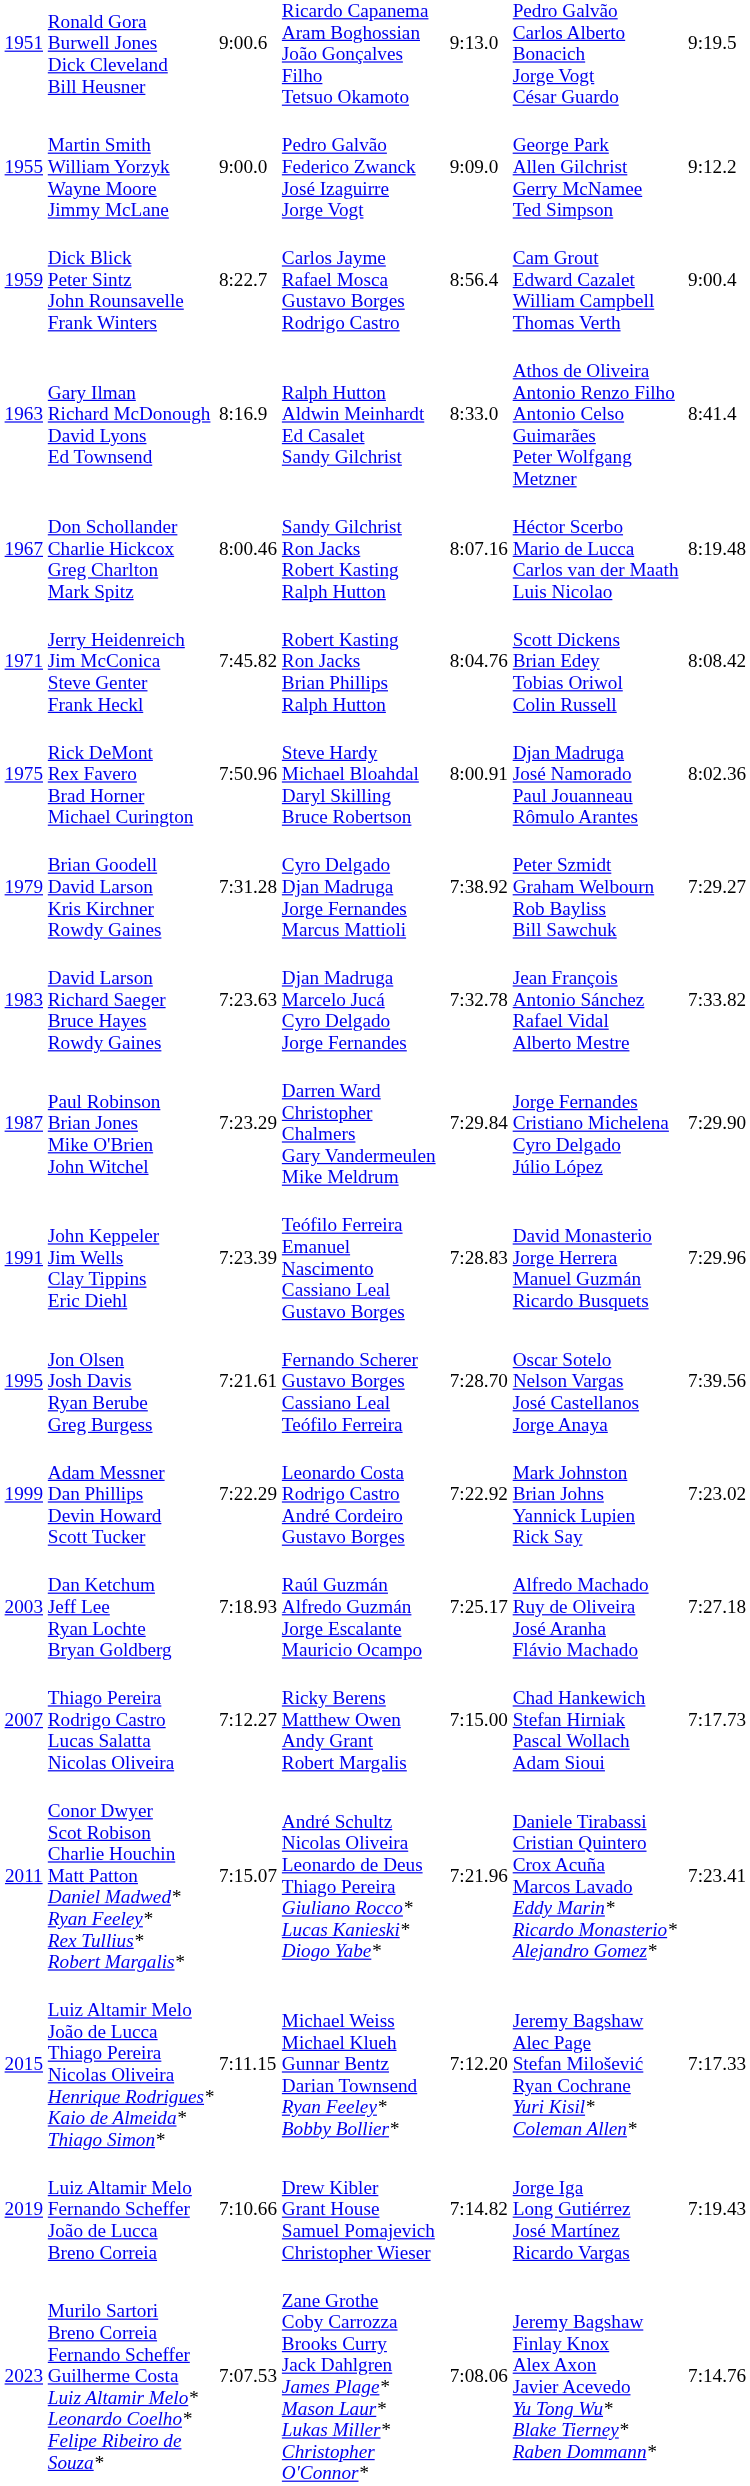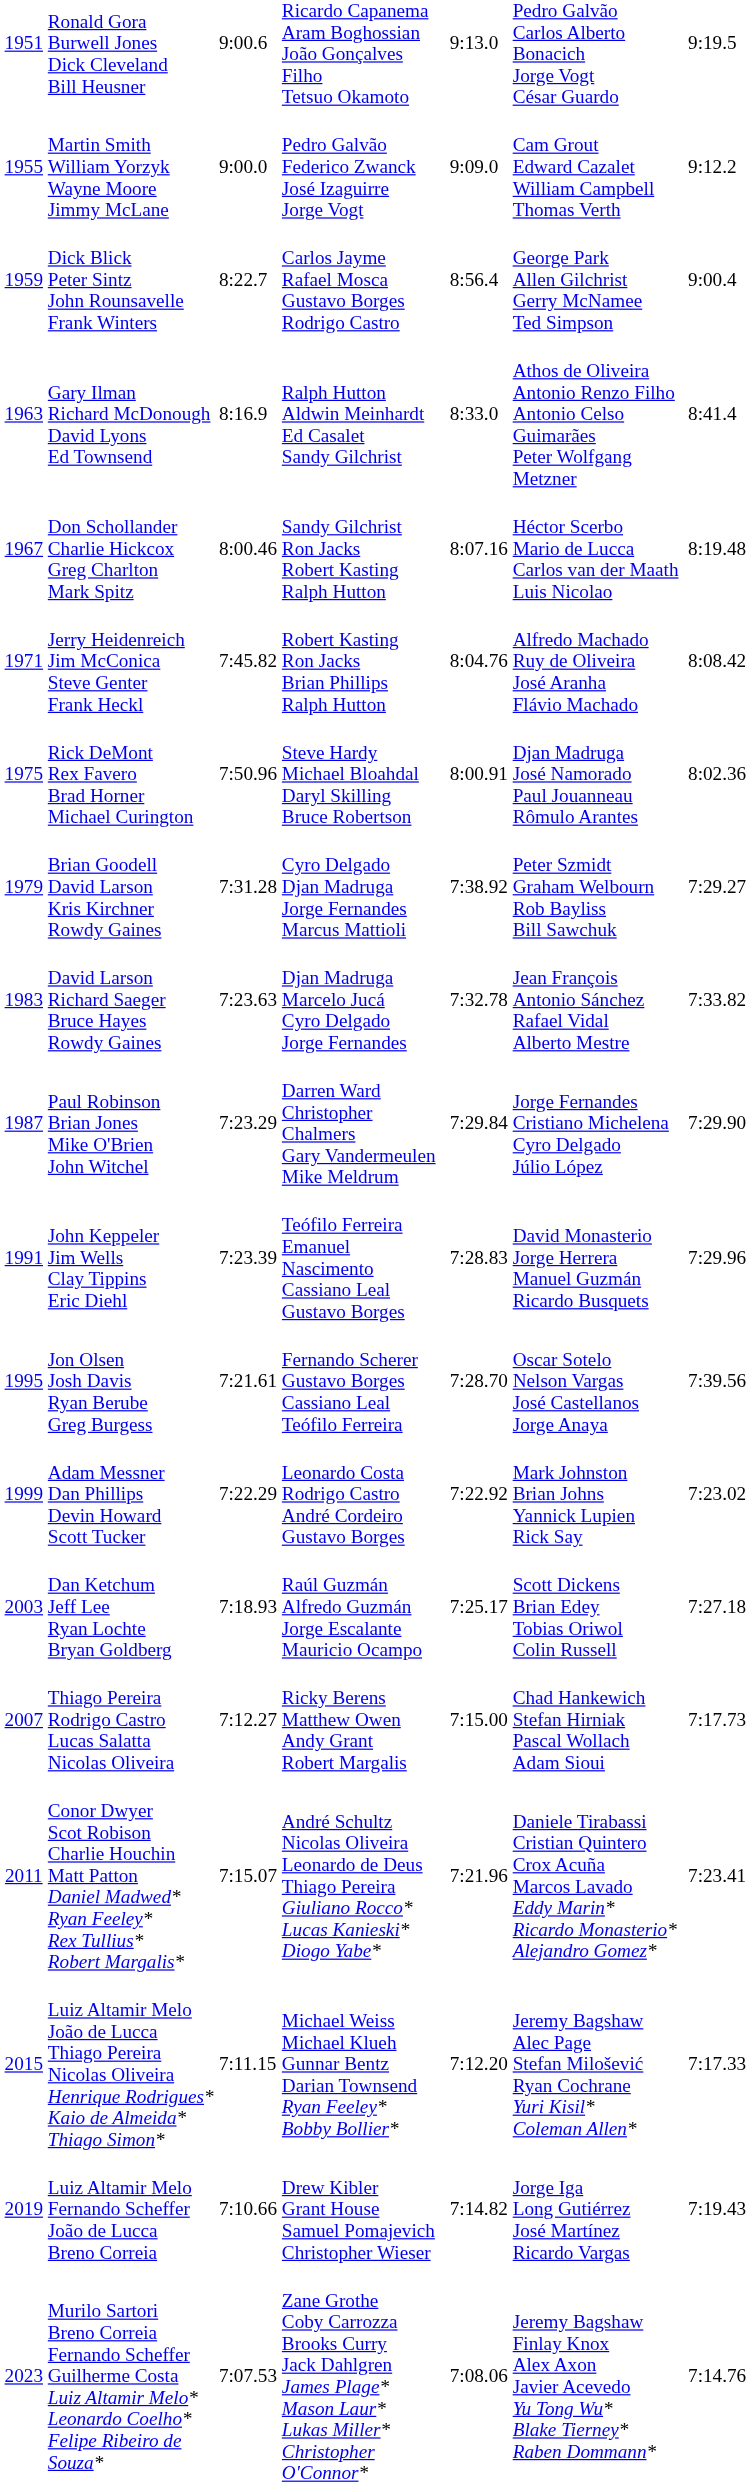(577, 177) George Park Allen Gilchrist Gerry McNamee Ted Simpson -> (583, 177) Cam Grout Edward Cazalet William Campbell Thomas Verth
(583, 290) Cam Grout Edward Cazalet William Campbell Thomas Verth -> (577, 290) George Park Allen Gilchrist Gerry McNamee Ted Simpson
(568, 672) Scott Dickens Brian Edey Tobias Oriwol Colin Russell -> (581, 672) Alfredo Machado Ruy de Oliveira José Aranha Flávio Machado
(581, 1617) Alfredo Machado Ruy de Oliveira José Aranha Flávio Machado -> (568, 1617) Scott Dickens Brian Edey Tobias Oriwol Colin Russell
